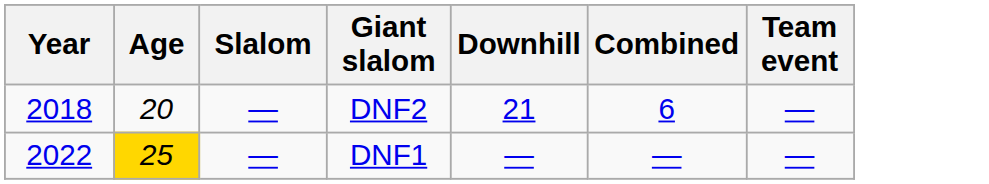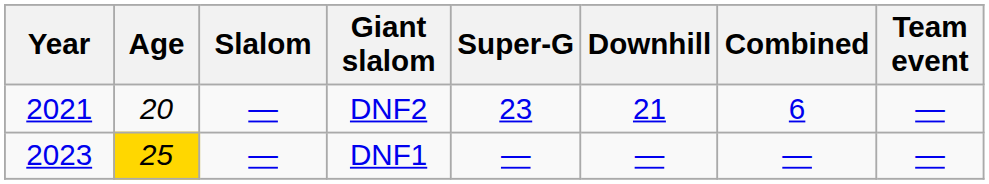+ column: (516, 44)
(59, 108) 2018 -> (59, 108) 2021
(59, 155) 2022 -> (59, 155) 2023
